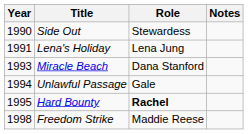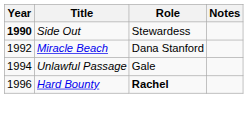(19, 31) normal -> (19, 31) bold
- row: (74, 48)
(19, 66) 1993 -> (19, 48) 1992
(19, 102) 1995 -> (19, 84) 1996
- row: (75, 119)
